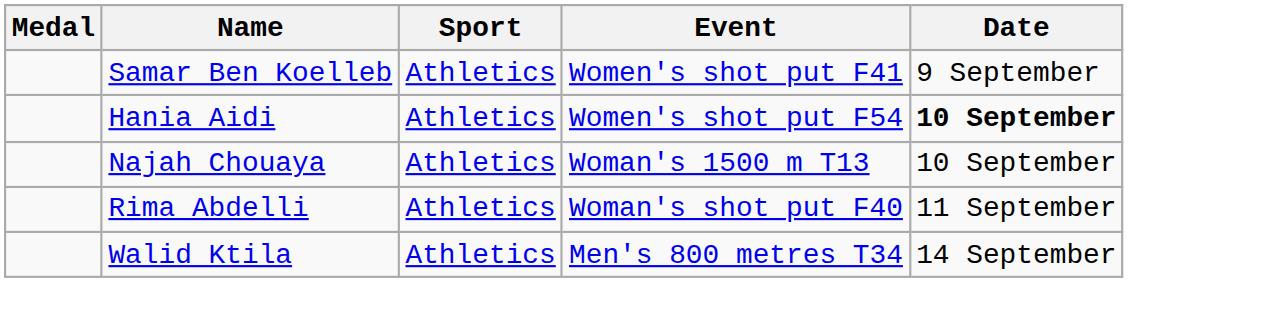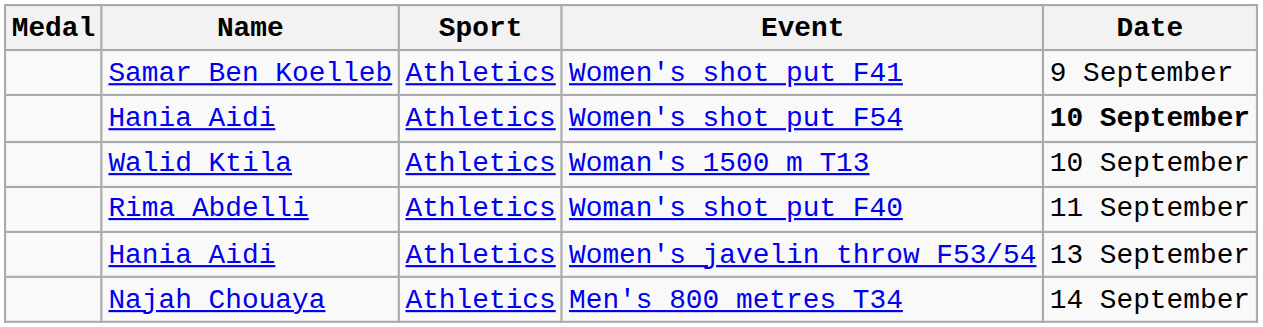(217, 164) Najah Chouaya -> (200, 164) Walid Ktila
+ row: (803, 254)
(200, 254) Walid Ktila -> (217, 300) Najah Chouaya
